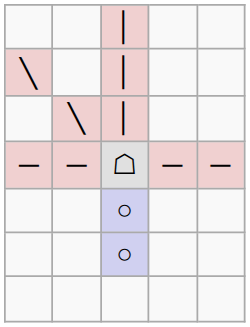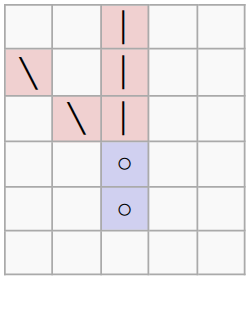- row: (29, 164)
